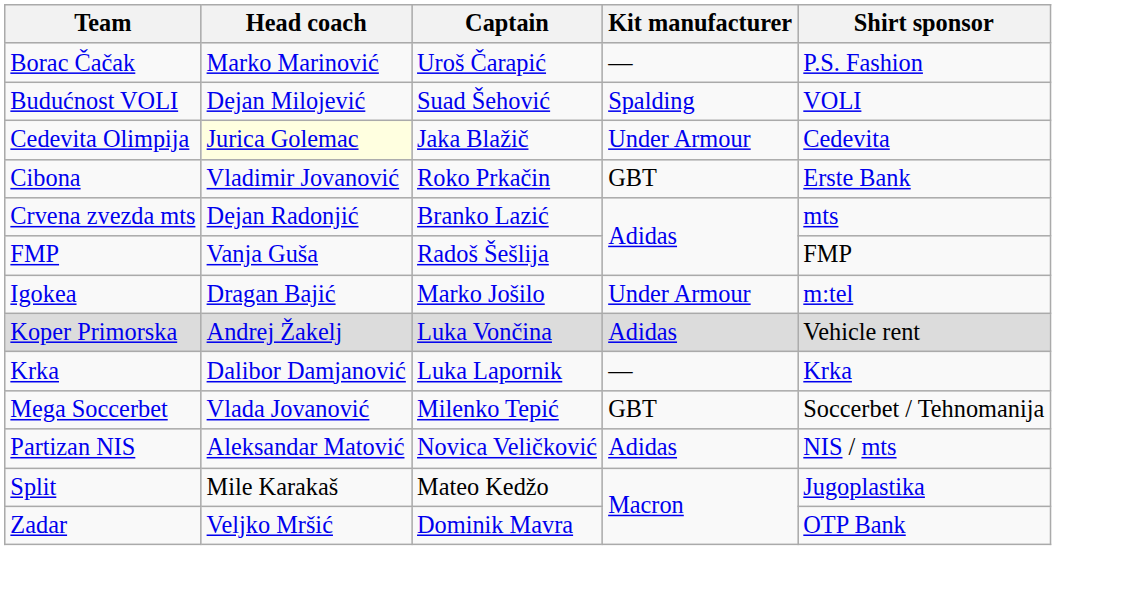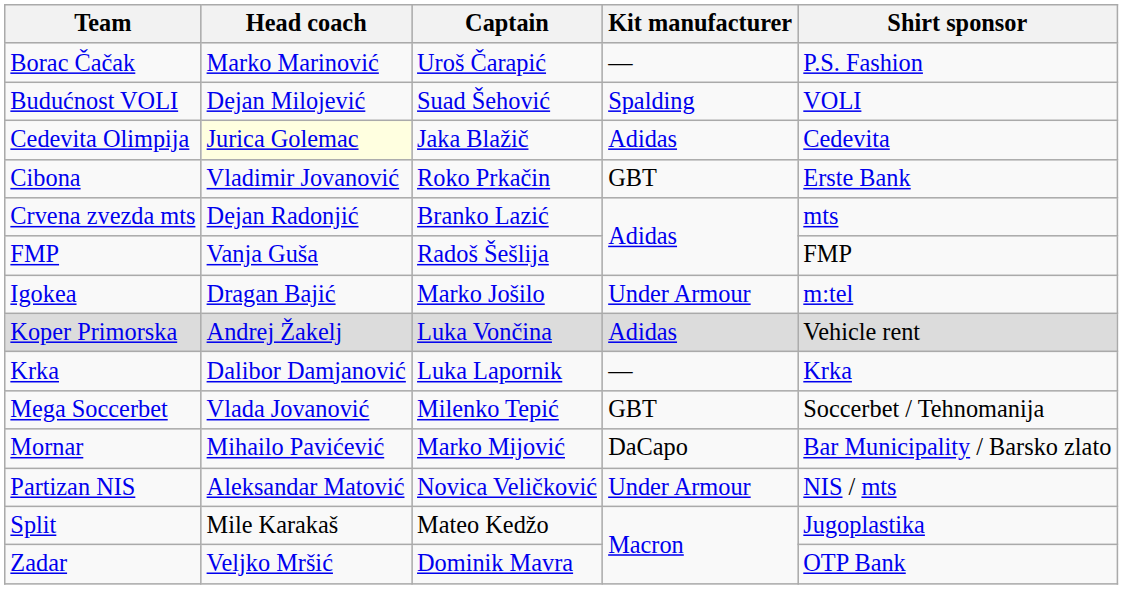(679, 139) Under Armour -> (643, 139) Adidas
+ row: (47, 448)
(643, 448) Adidas -> (679, 486) Under Armour
